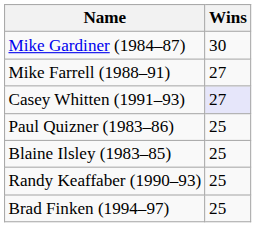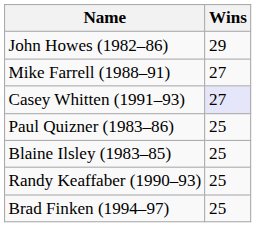- row: (97, 45)
+ row: (88, 45)
